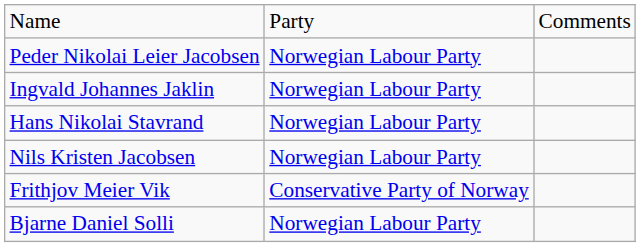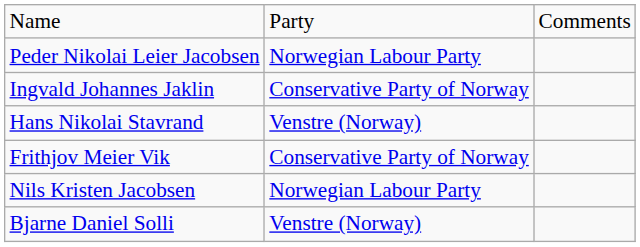(375, 88) Norwegian Labour Party -> (399, 88) Conservative Party of Norway
(375, 122) Norwegian Labour Party -> (345, 122) Venstre (Norway)
rows swapped: (102, 156) <-> (90, 190)
(375, 223) Norwegian Labour Party -> (345, 223) Venstre (Norway)
